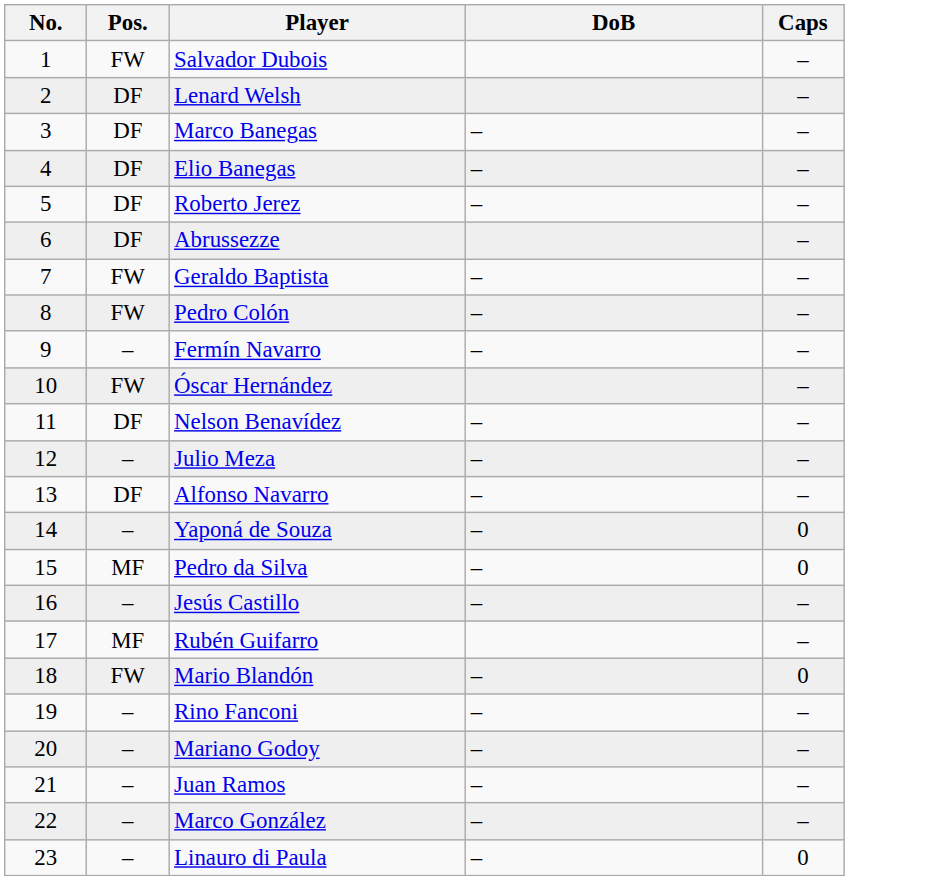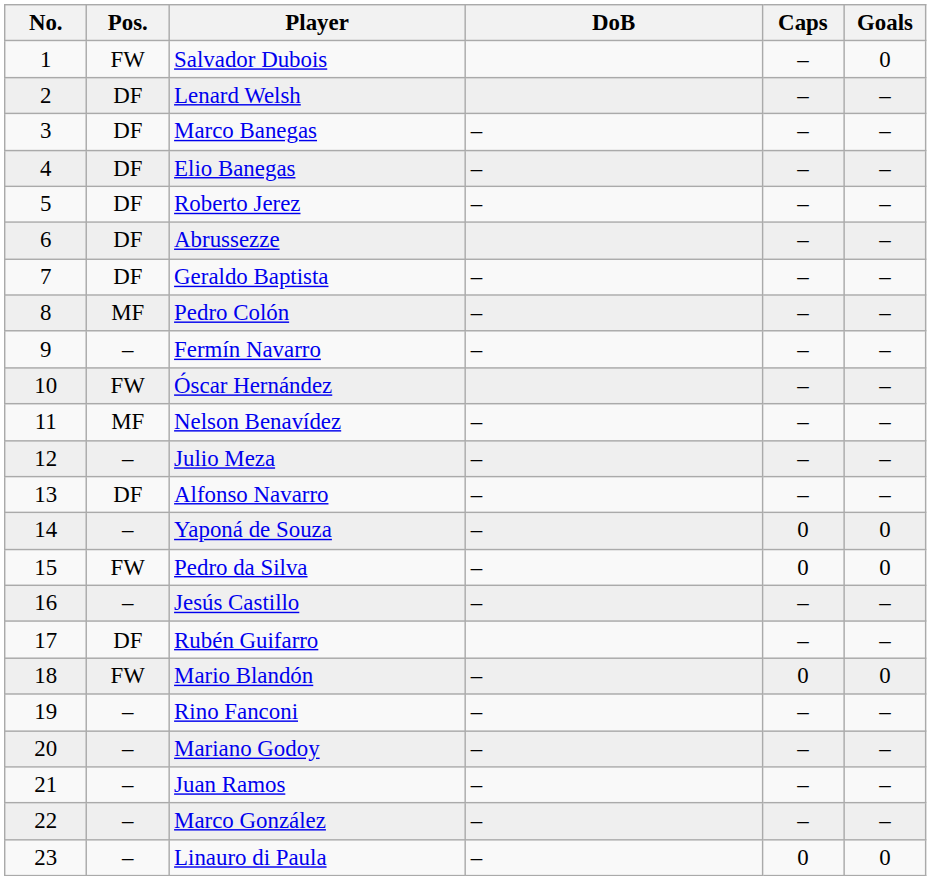+ column: (885, 22)
(128, 276) FW -> (128, 276) DF
(128, 312) FW -> (128, 312) MF
(128, 421) DF -> (128, 421) MF
(128, 566) MF -> (128, 566) FW
(128, 639) MF -> (128, 639) DF
